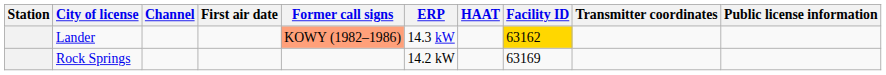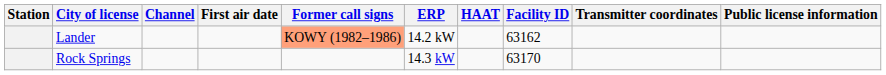(431, 37) 14.3 kW -> (431, 37) 14.2 kW
(523, 37) gold background -> (523, 37) no background
(431, 59) 14.2 kW -> (431, 59) 14.3 kW
(523, 59) 63169 -> (523, 59) 63170
